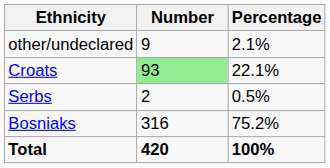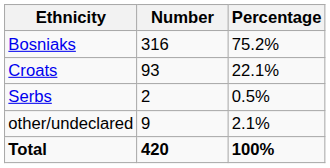rows swapped: (42, 123) <-> (71, 44)
(150, 70) lightgreen background -> (150, 70) no background
